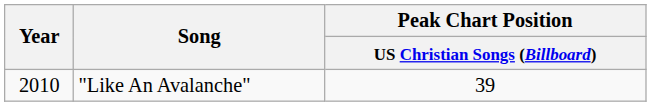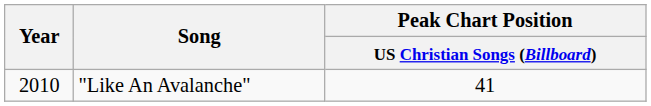(485, 85) 39 -> (485, 85) 41
